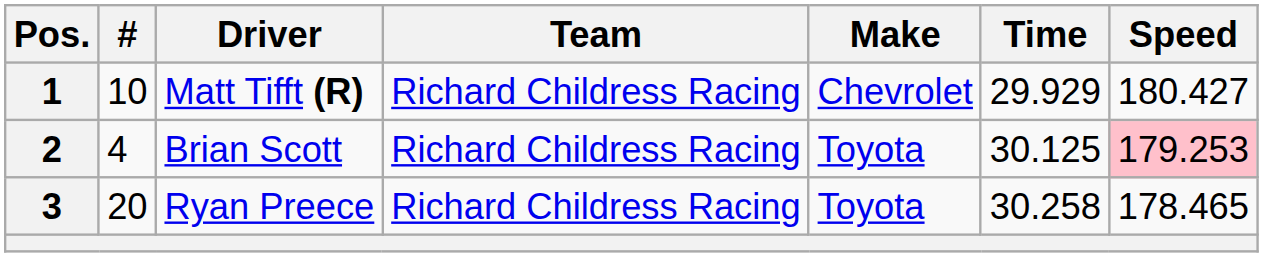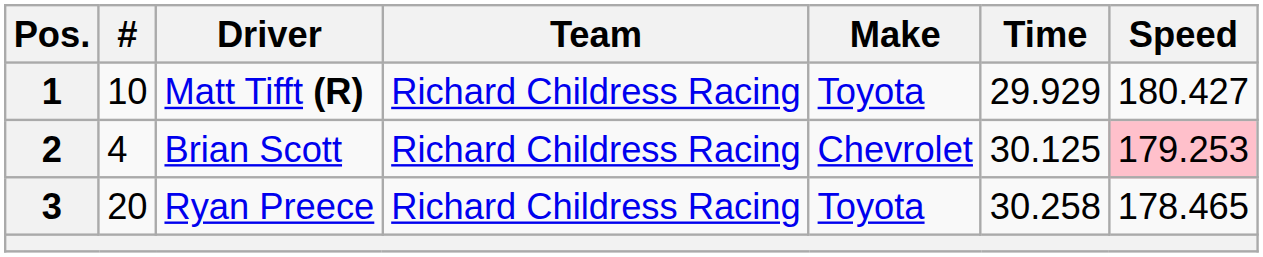(895, 92) Chevrolet -> (871, 92) Toyota
(871, 149) Toyota -> (895, 149) Chevrolet
